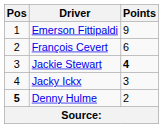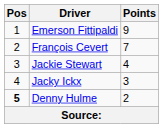(126, 47) 6 -> (126, 47) 7
(126, 64) bold -> (126, 64) normal
